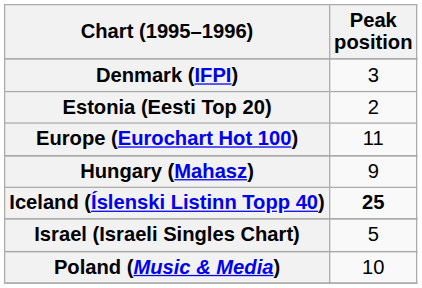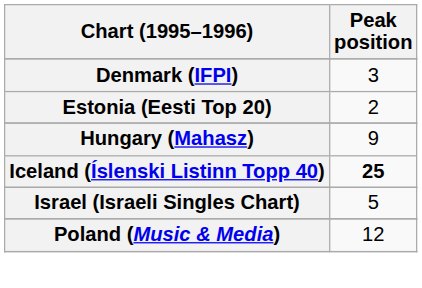- row: (167, 139)
(373, 266) 10 -> (373, 235) 12
